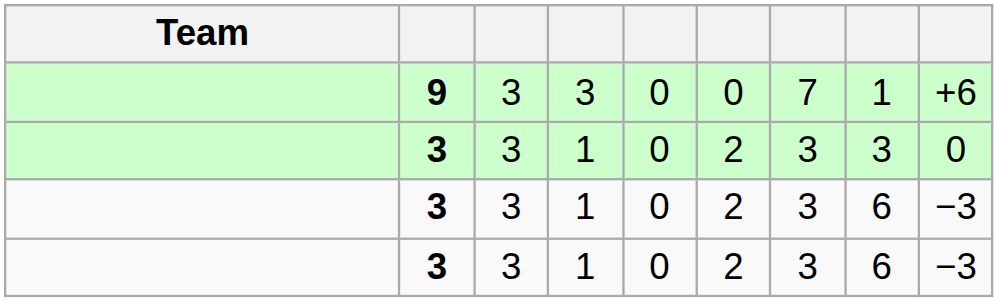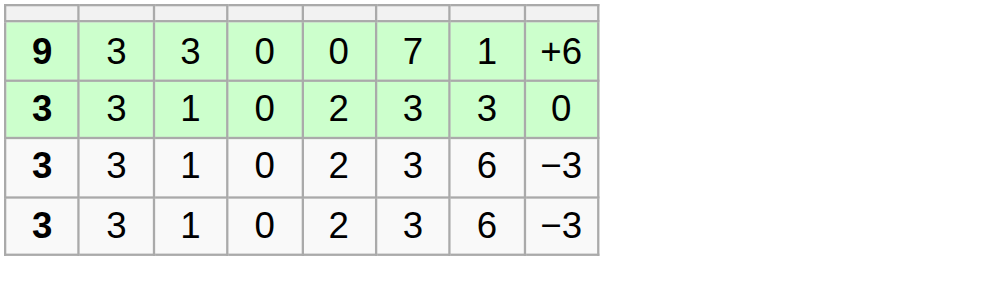- column: (202, 33)
